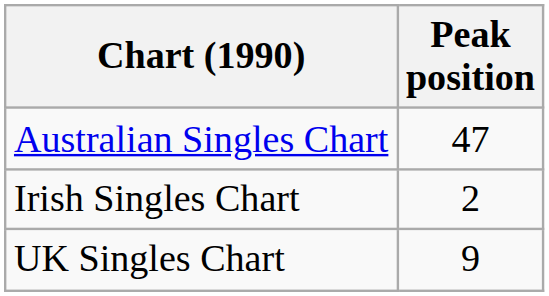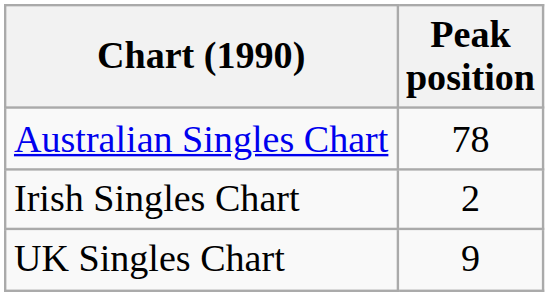(470, 137) 47 -> (470, 137) 78
